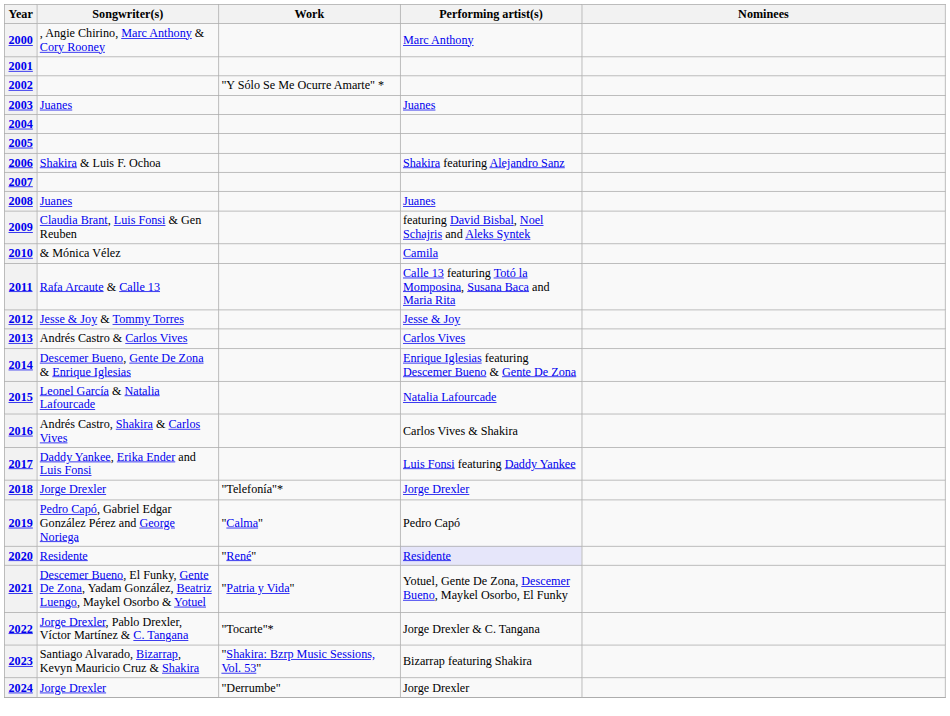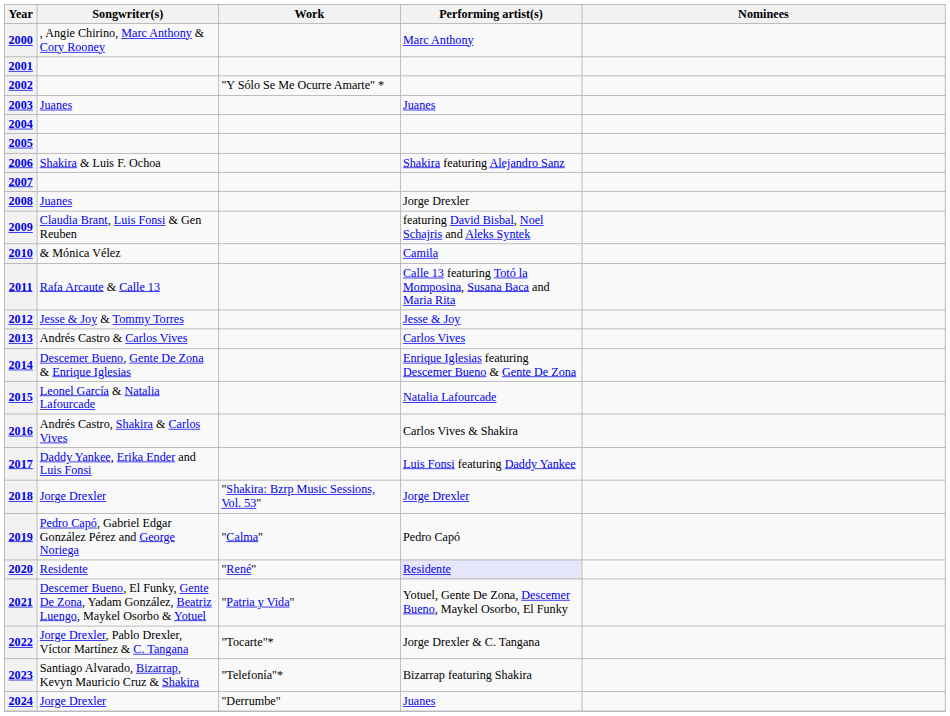(419, 201) Juanes -> (436, 201) Jorge Drexler
(252, 489) "Telefonía"* -> (298, 496) "Shakira: Bzrp Music Sessions, Vol. 53"
(298, 661) "Shakira: Bzrp Music Sessions, Vol. 53" -> (252, 675) "Telefonía"*
(436, 687) Jorge Drexler -> (419, 701) Juanes
